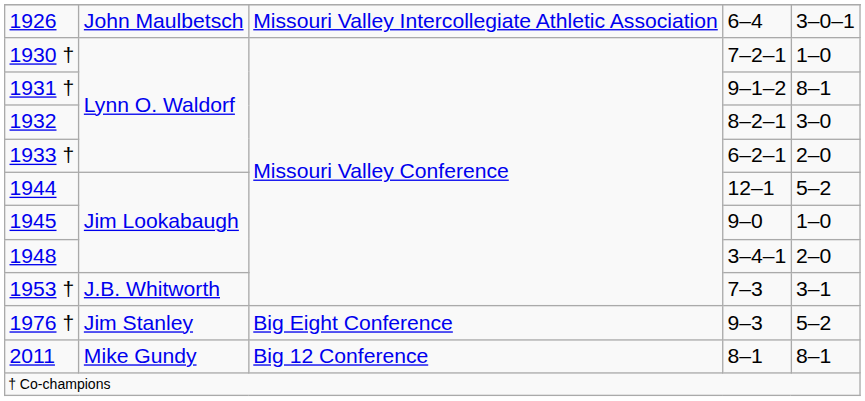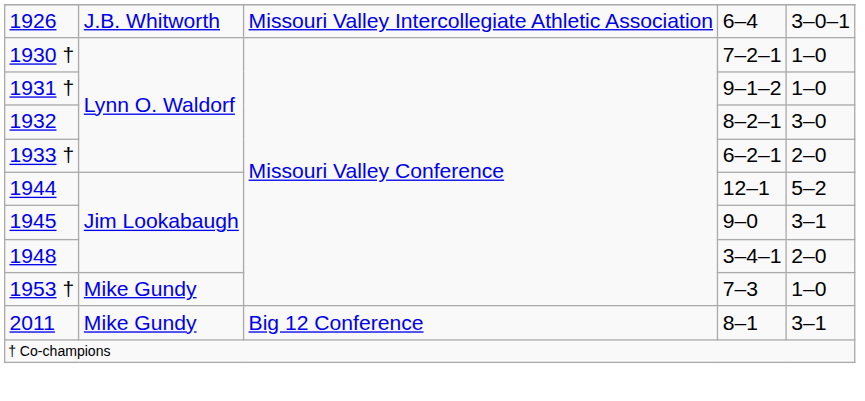(164, 21) John Maulbetsch -> (152, 21) J.B. Whitworth
(814, 88) 8–1 -> (809, 88) 1–0
(814, 222) 1–0 -> (809, 222) 3–1
(152, 289) J.B. Whitworth -> (140, 289) Mike Gundy
(814, 289) 3–1 -> (809, 289) 1–0
- row: (42, 322)
(814, 356) 8–1 -> (809, 322) 3–1
